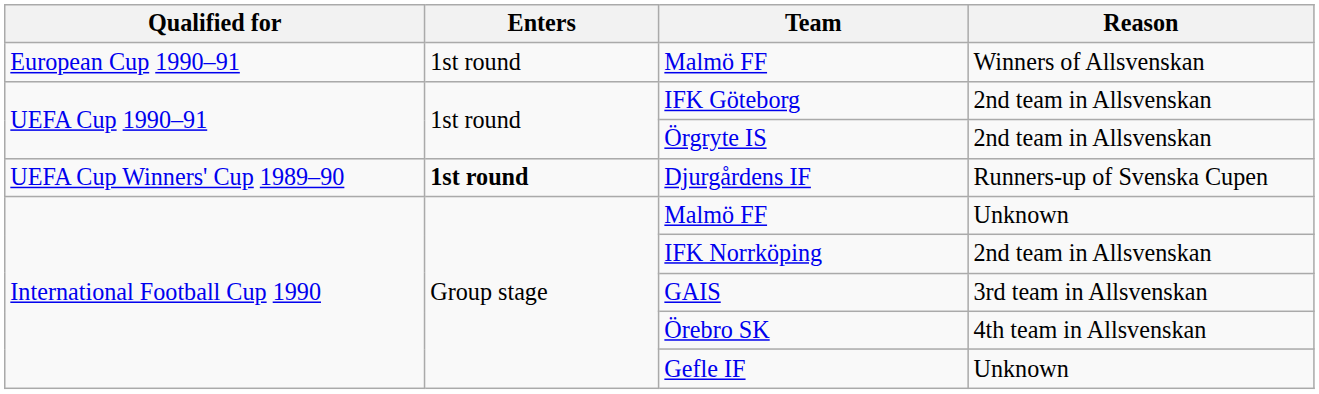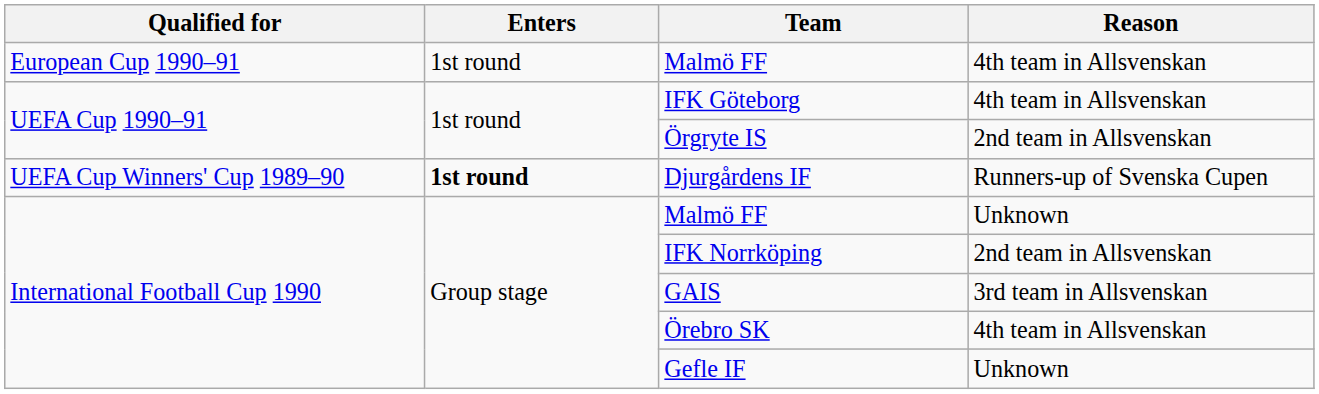(1089, 61) Winners of Allsvenskan -> (1090, 61) 4th team in Allsvenskan
(1093, 100) 2nd team in Allsvenskan -> (1090, 100) 4th team in Allsvenskan
